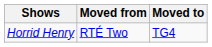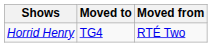columns swapped: (113, 13) <-> (178, 13)
